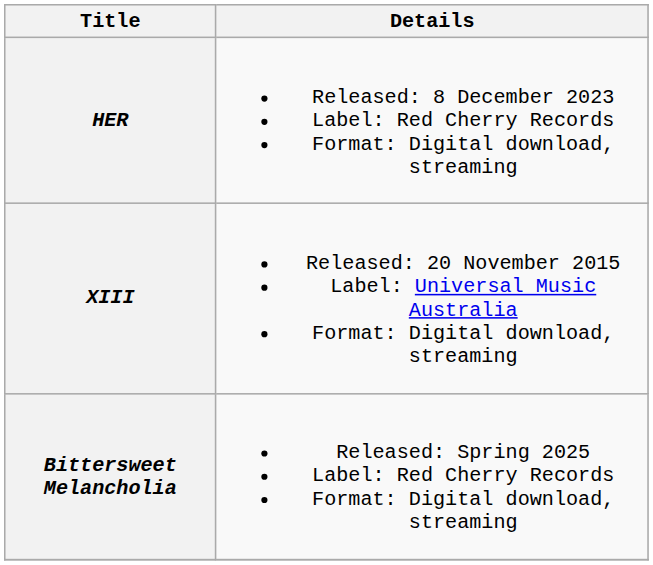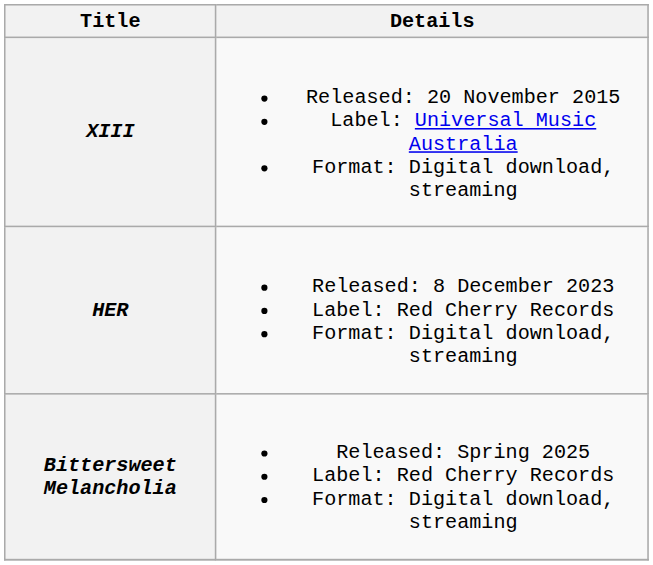rows swapped: (110, 298) <-> (110, 121)
